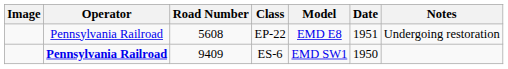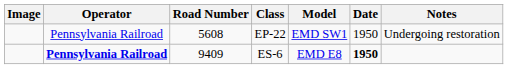(319, 34) EMD E8 -> (319, 34) EMD SW1
(366, 34) 1951 -> (366, 34) 1950
(319, 53) EMD SW1 -> (319, 53) EMD E8
(366, 53) normal -> (366, 53) bold
